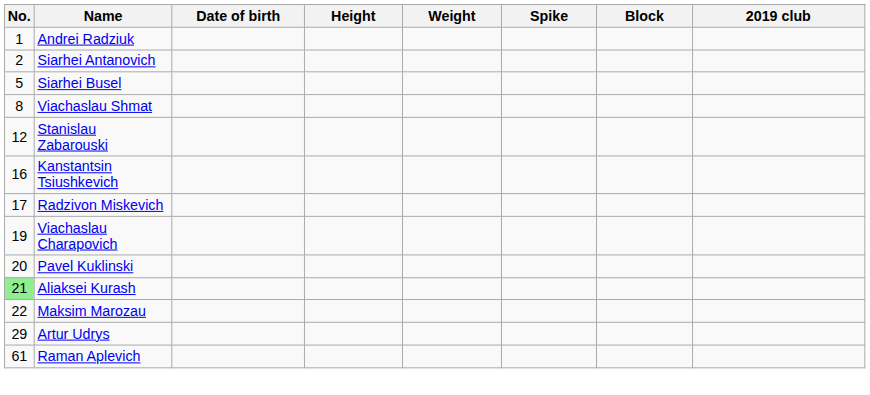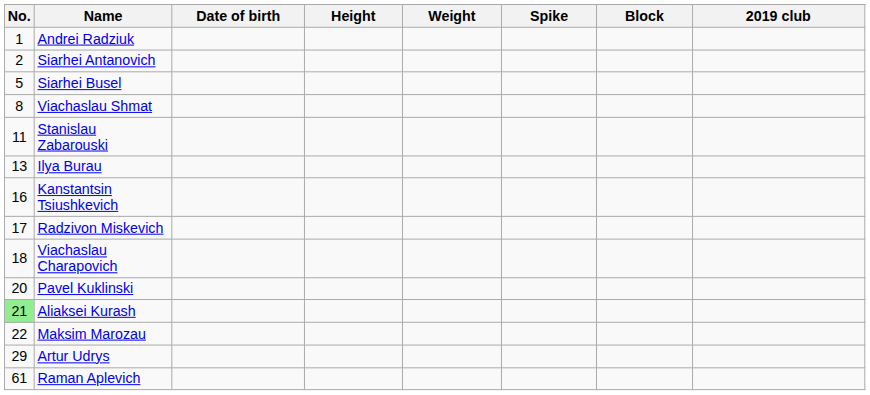(19, 137) 12 -> (19, 137) 11
+ row: (70, 167)
(19, 236) 19 -> (19, 258) 18
